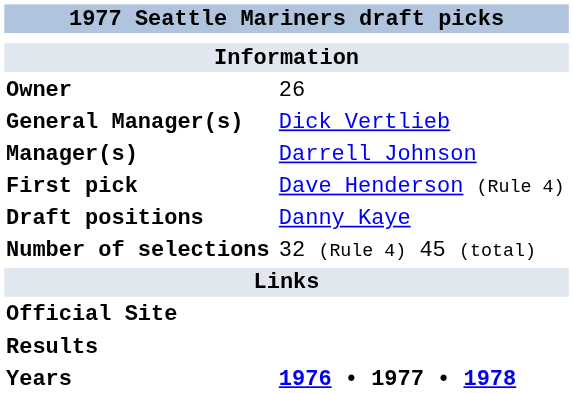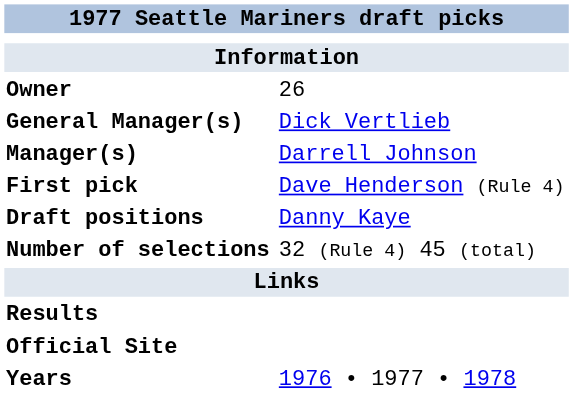rows swapped: (52, 347) <-> (92, 314)
(398, 379) bold -> (398, 379) normal
